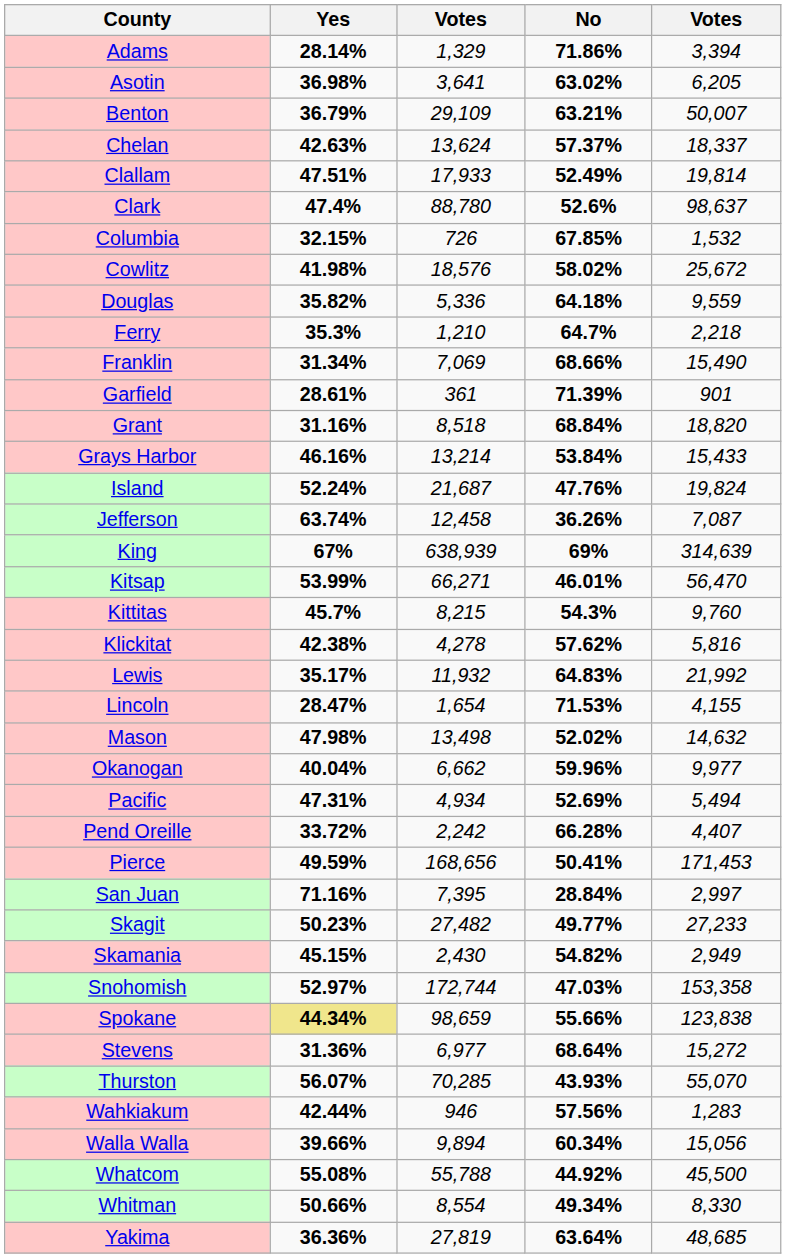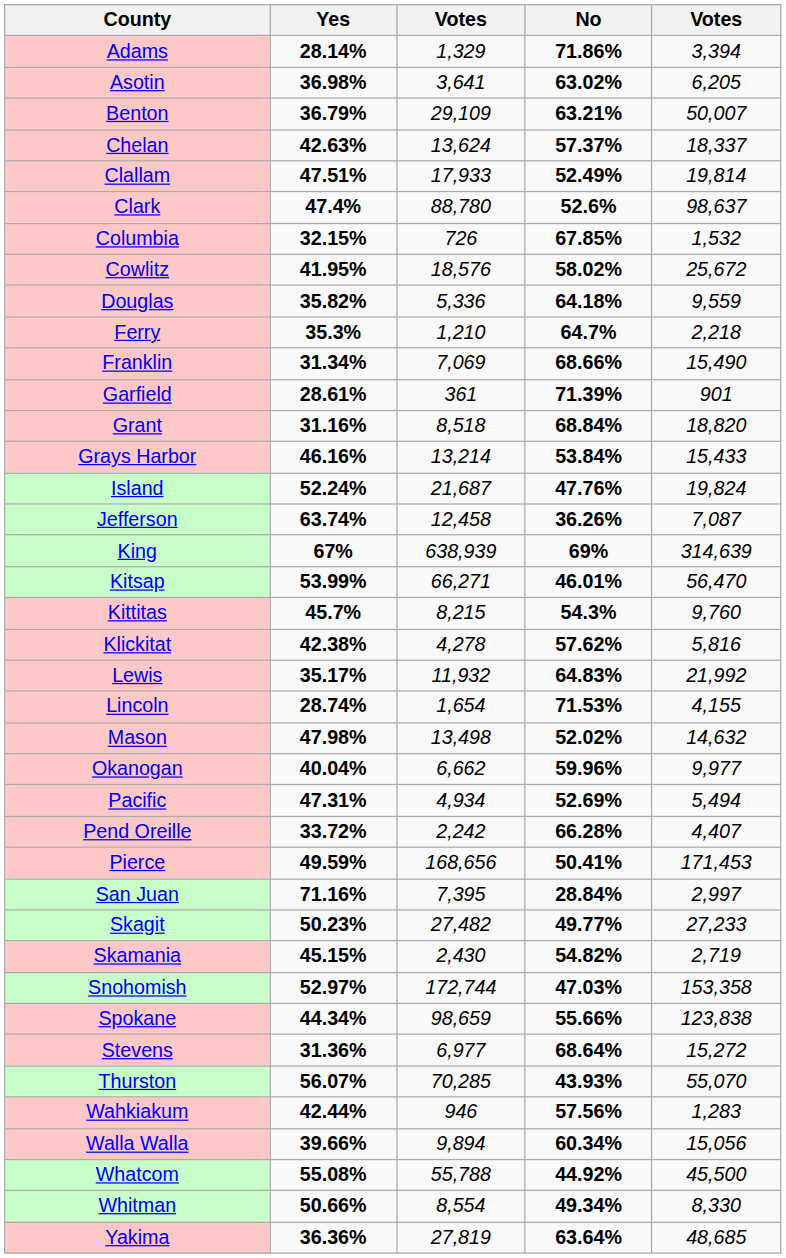(333, 269) 41.98% -> (333, 269) 41.95%
(333, 706) 28.47% -> (333, 706) 28.74%
(716, 956) 2,949 -> (716, 956) 2,719
(333, 1018) khaki background -> (333, 1018) no background
